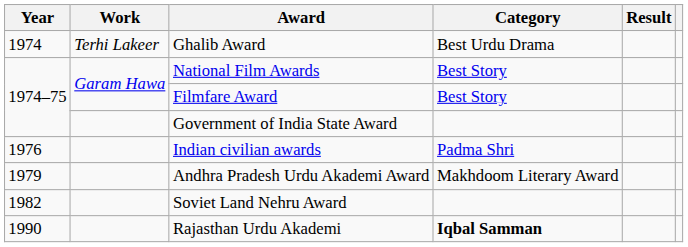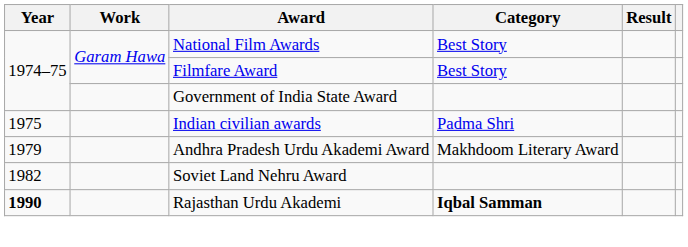- row: (219, 44)
(25, 149) 1976 -> (25, 123) 1975
(25, 228) normal -> (25, 202) bold
